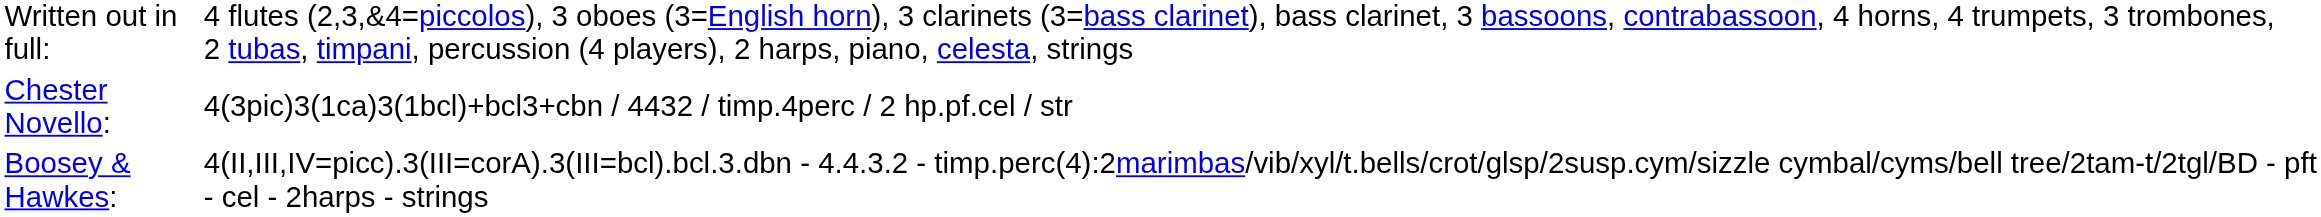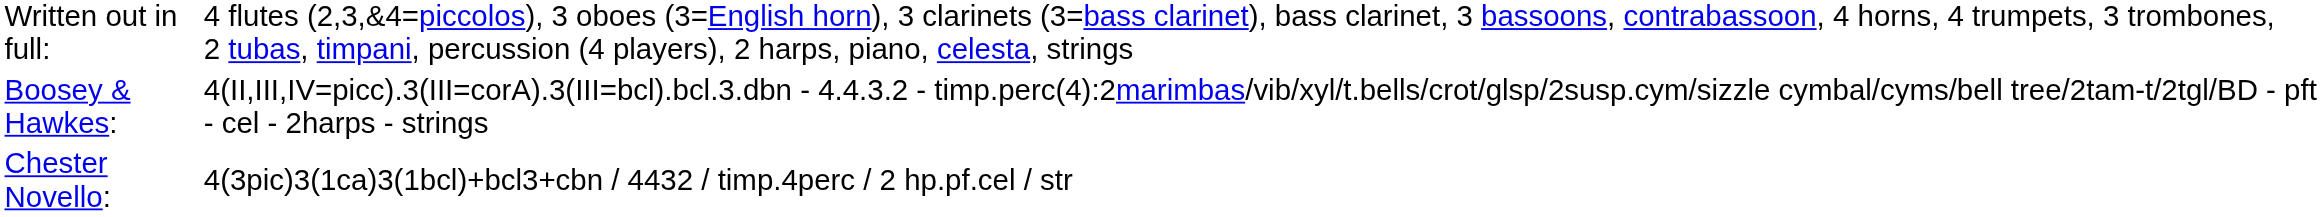rows swapped: (58, 106) <-> (68, 180)
